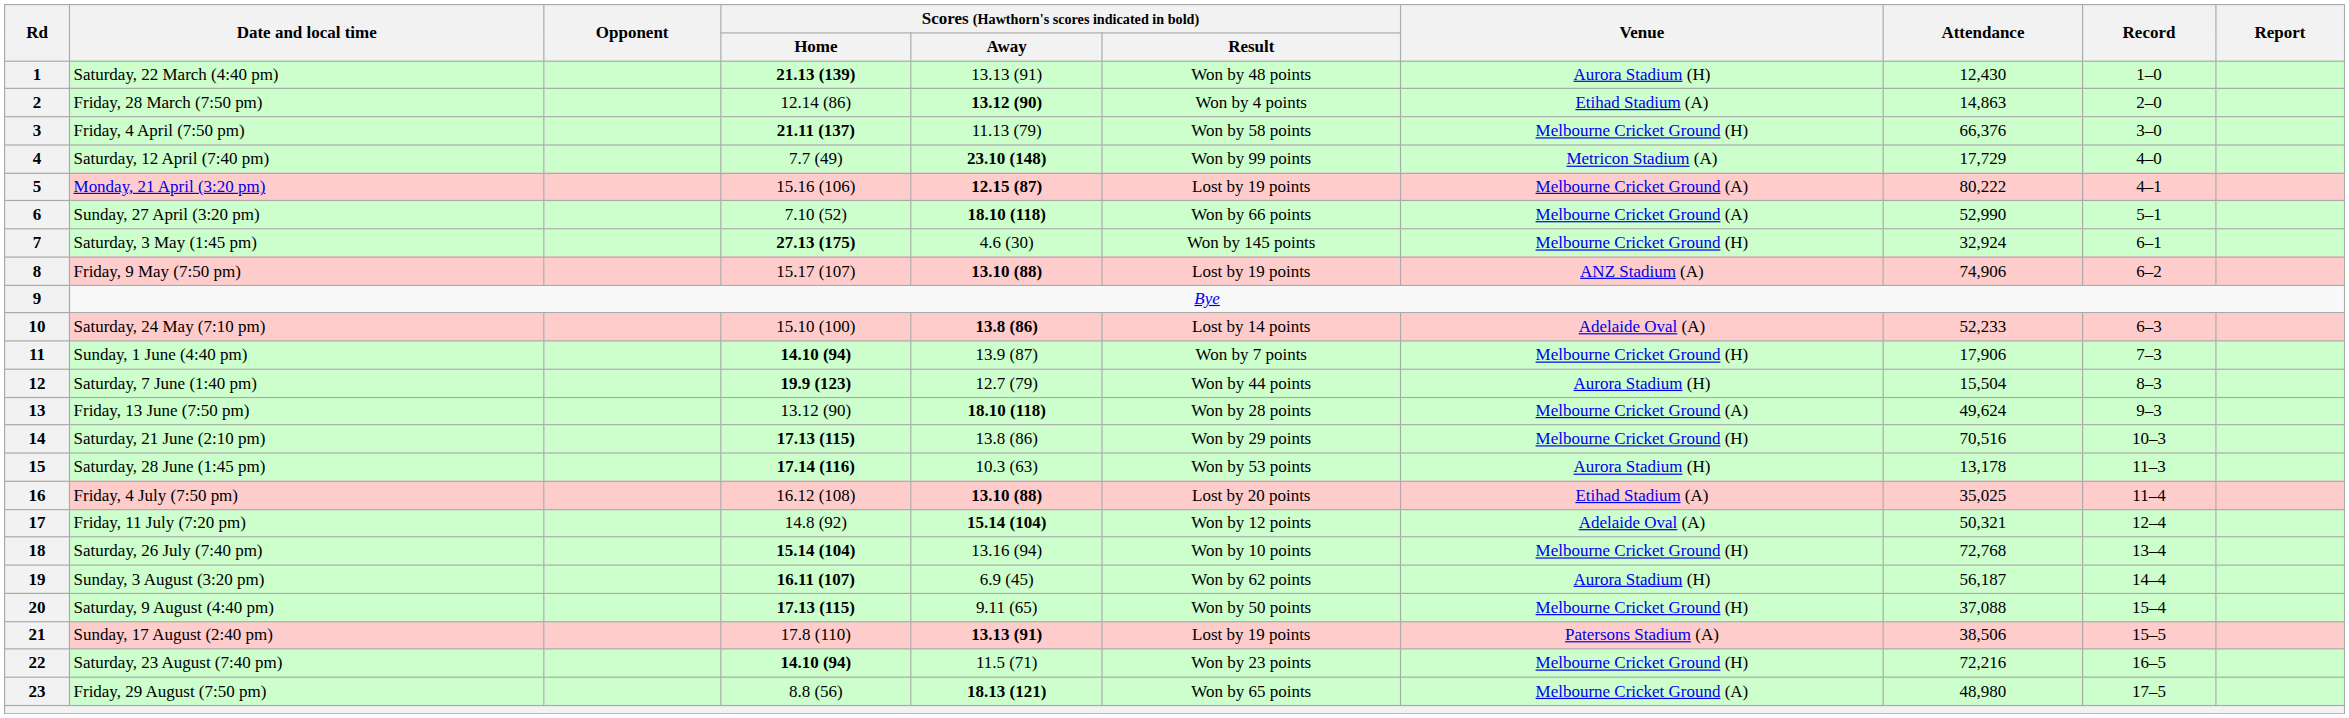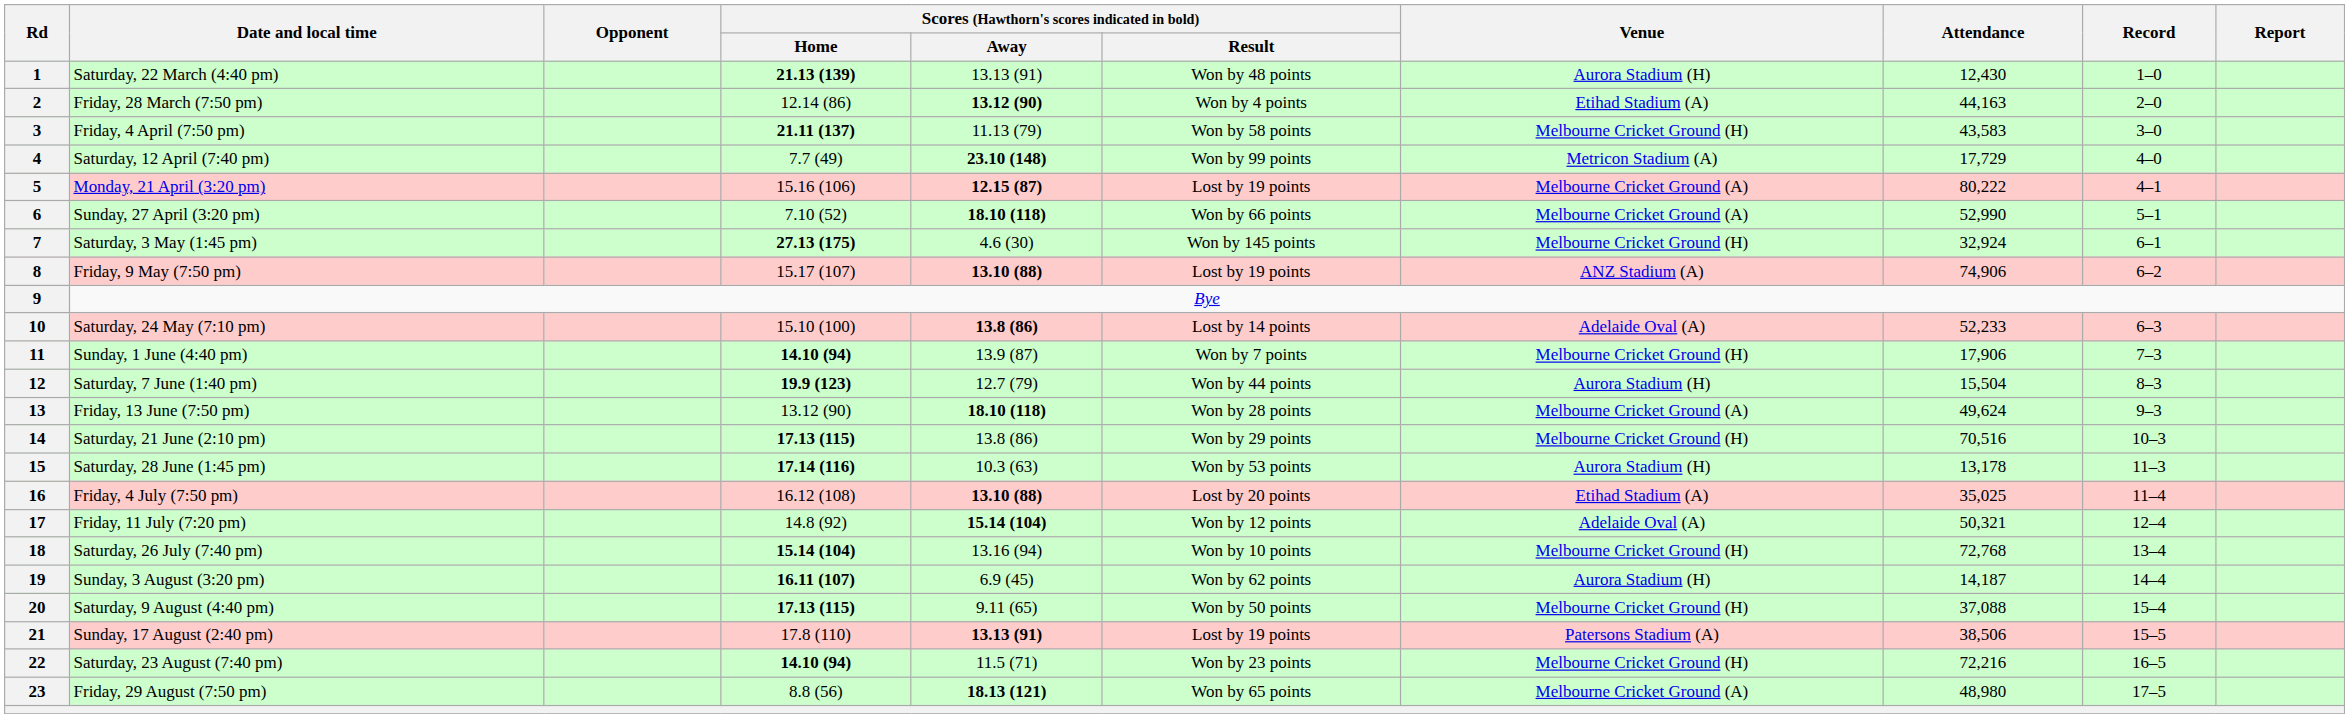(1983, 102) 14,863 -> (1983, 102) 44,163
(1983, 131) 66,376 -> (1983, 131) 43,583
(1983, 579) 56,187 -> (1983, 579) 14,187
